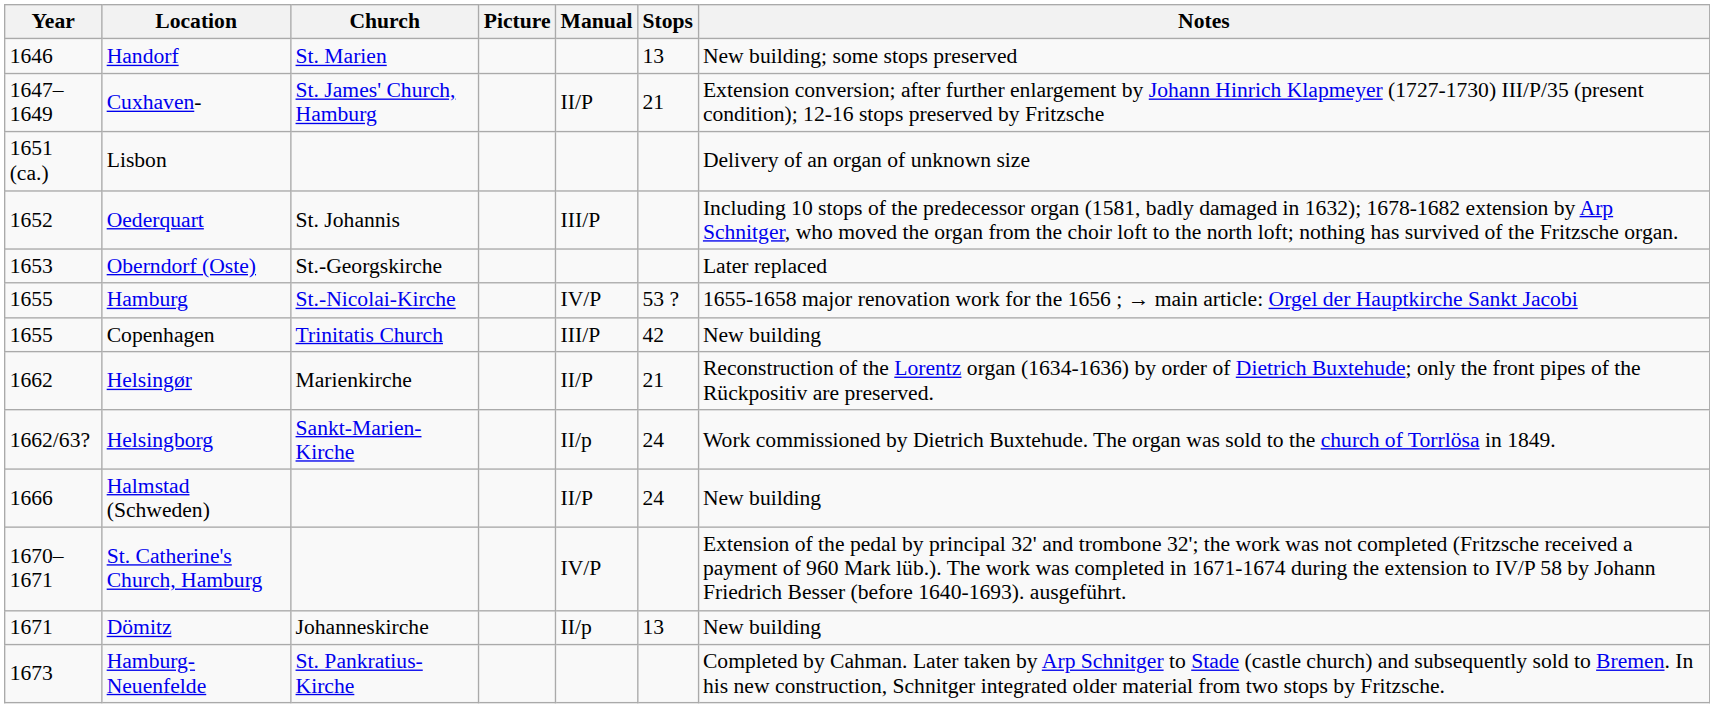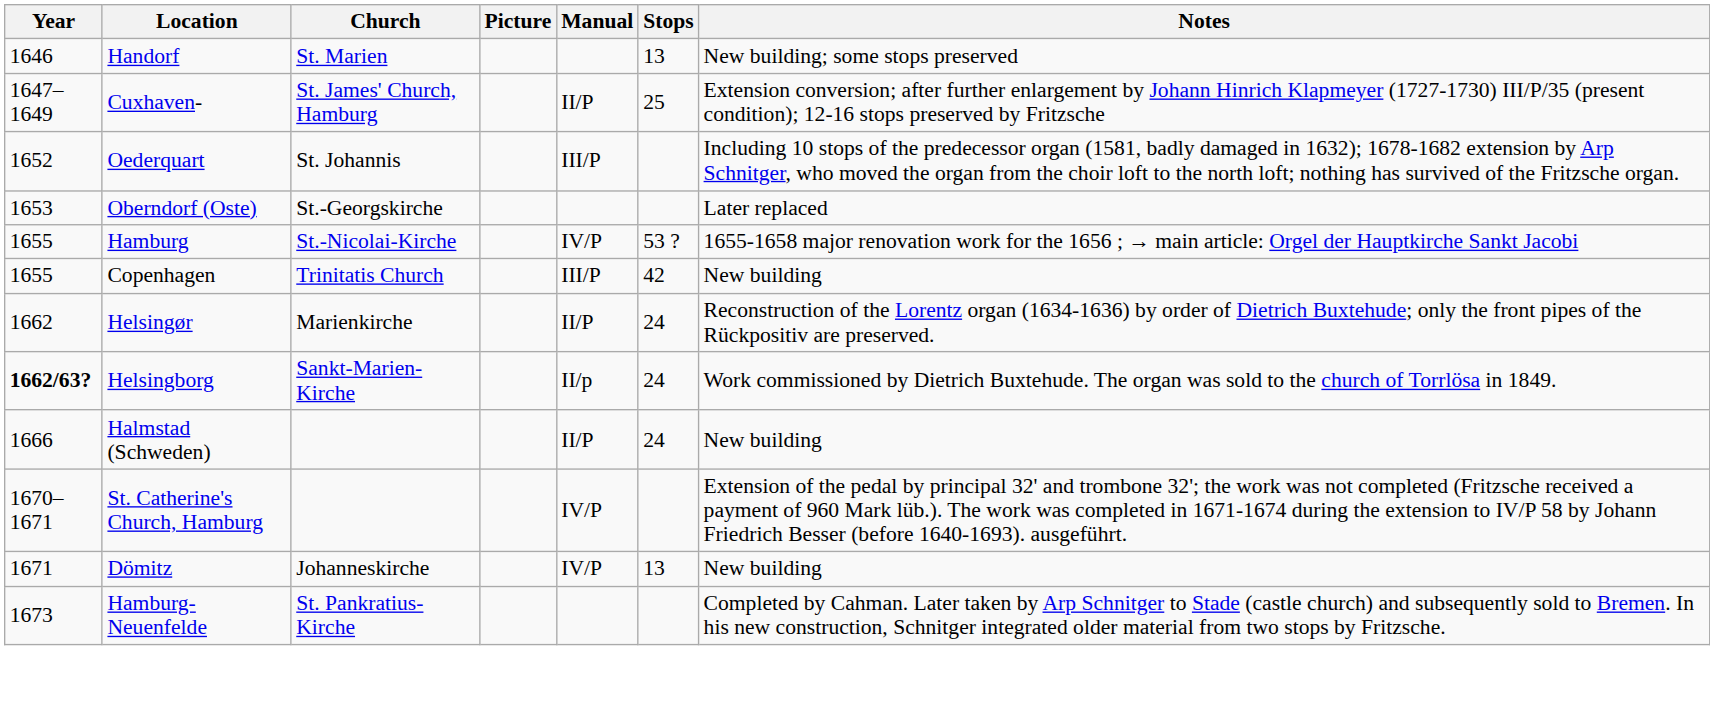(653, 102) 21 -> (654, 102) 25
- row: (137, 160)
(653, 380) 21 -> (654, 322) 24
(50, 439) normal -> (50, 380) bold
(576, 627) II/p -> (582, 568) IV/P
